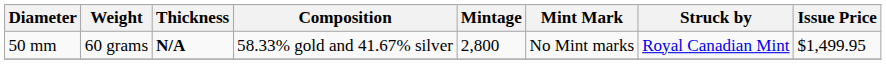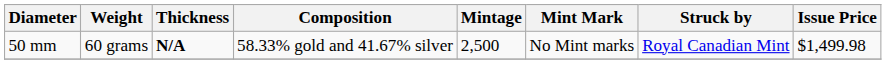(480, 45) 2,800 -> (480, 45) 2,500
(832, 45) $1,499.95 -> (832, 45) $1,499.98
